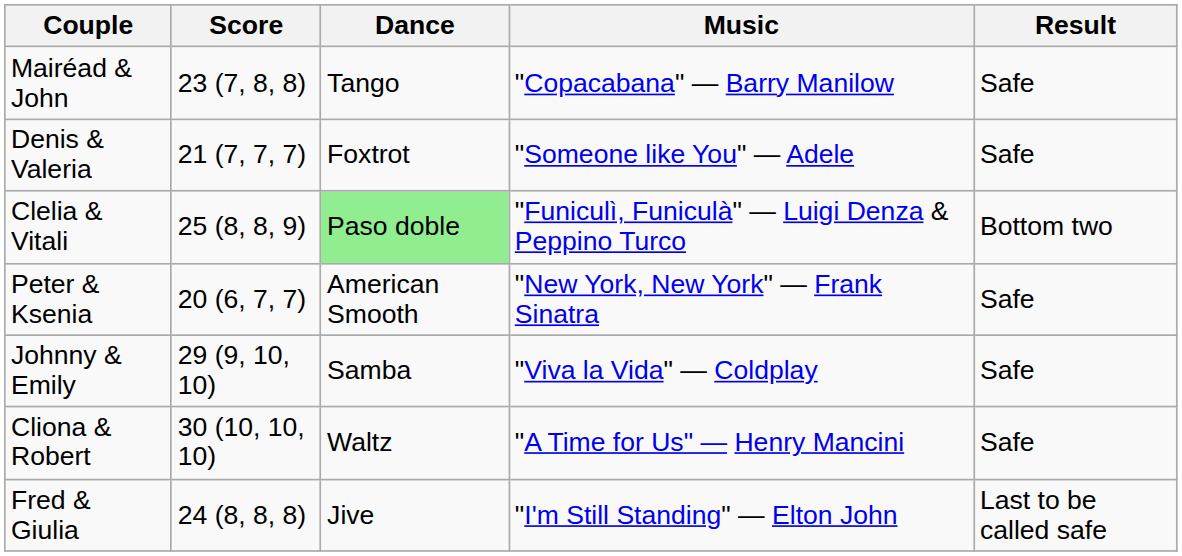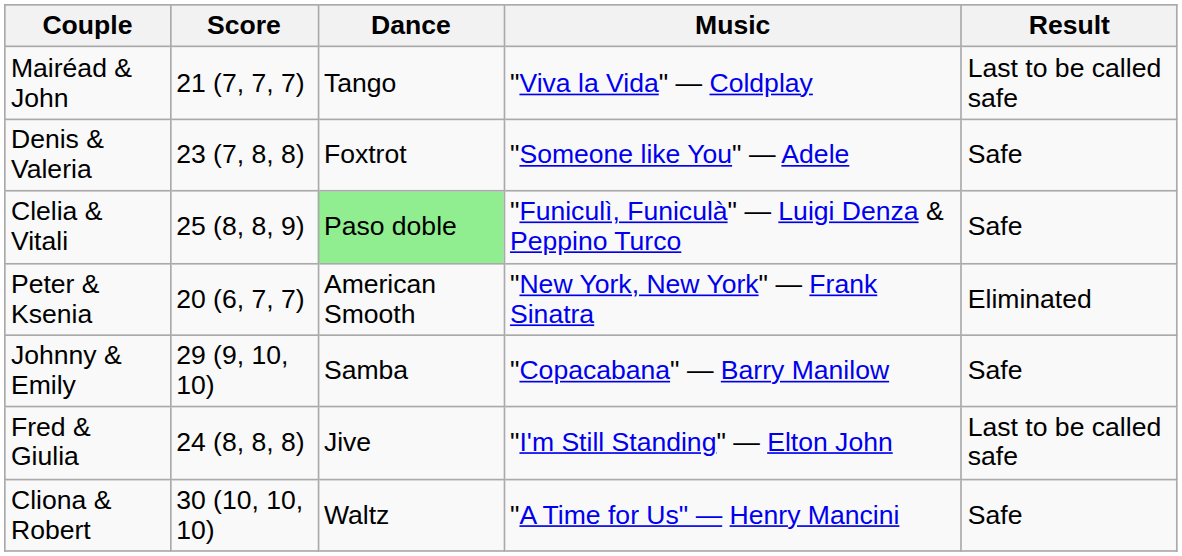(242, 82) 23 (7, 8, 8) -> (240, 82) 21 (7, 7, 7)
(704, 82) "Copacabana" — Barry Manilow -> (661, 82) "Viva la Vida" — Coldplay
(1007, 82) Safe -> (1064, 82) Last to be called safe
(242, 154) 21 (7, 7, 7) -> (240, 154) 23 (7, 8, 8)
(1046, 226) Bottom two -> (995, 226) Safe
(1007, 298) Safe -> (1030, 298) Eliminated
(666, 370) "Viva la Vida" — Coldplay -> (700, 370) "Copacabana" — Barry Manilow
rows swapped: (61, 442) <-> (51, 514)
